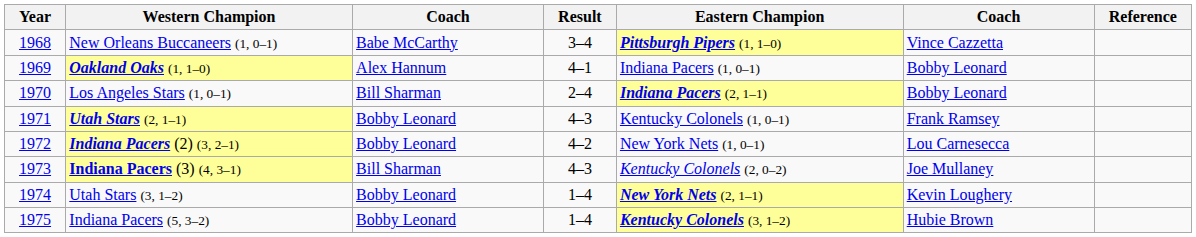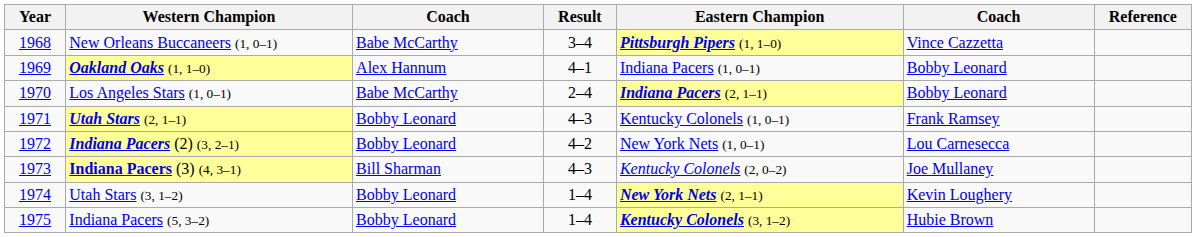(399, 93) Bill Sharman -> (407, 93) Babe McCarthy
